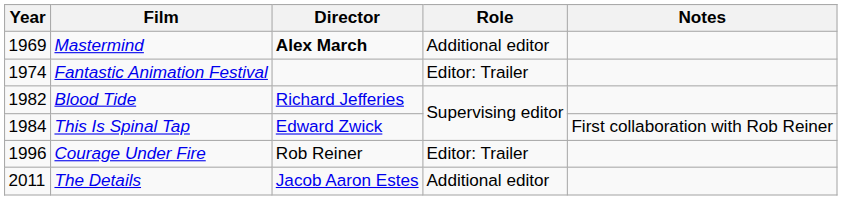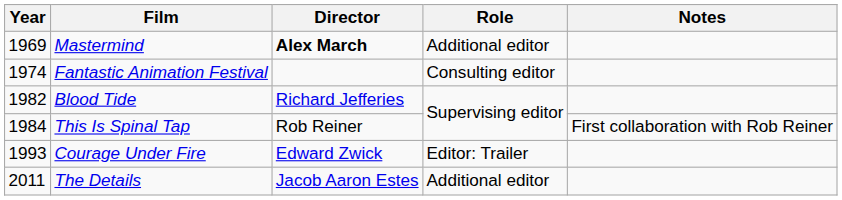(477, 72) Editor: Trailer -> (491, 72) Consulting editor
(329, 126) Edward Zwick -> (319, 126) Rob Reiner
(28, 153) 1996 -> (28, 153) 1993
(319, 153) Rob Reiner -> (329, 153) Edward Zwick
